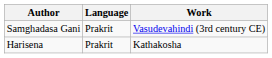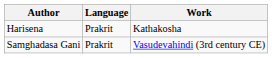rows swapped: (44, 28) <-> (25, 45)
